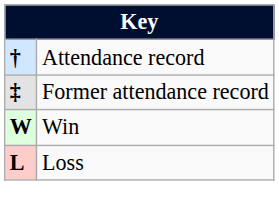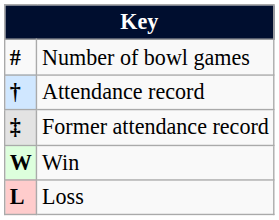+ row: (146, 57)
